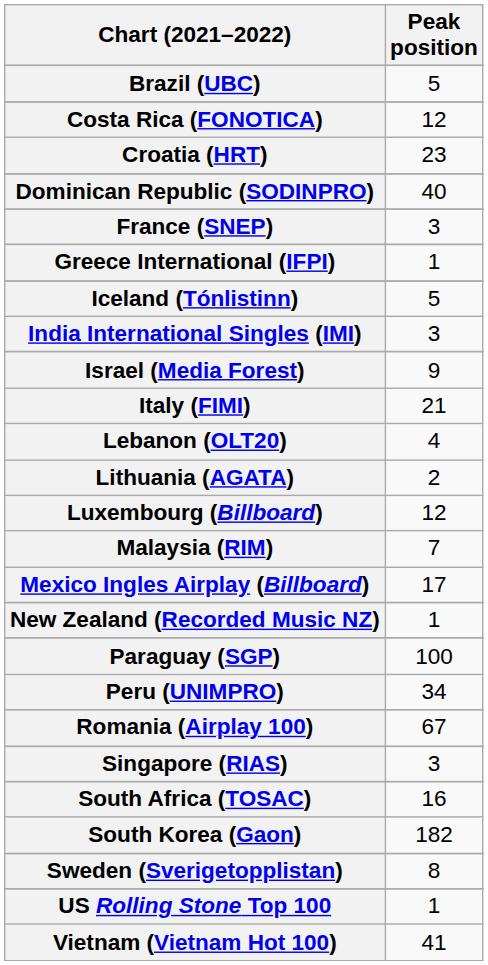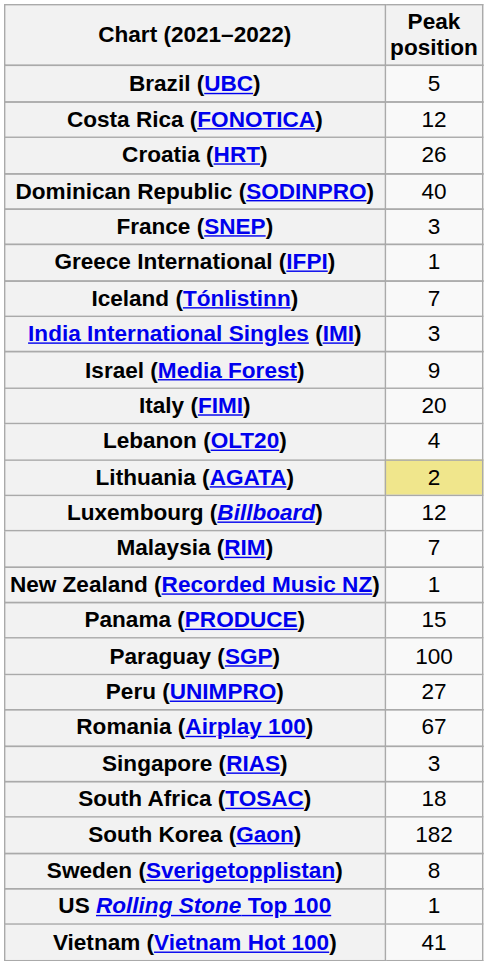(434, 155) 23 -> (434, 155) 26
(434, 298) 5 -> (434, 298) 7
(434, 405) 21 -> (434, 405) 20
(434, 477) no background -> (434, 477) khaki background
- row: (195, 584)
+ row: (195, 620)
(434, 691) 34 -> (434, 691) 27
(434, 799) 16 -> (434, 799) 18
